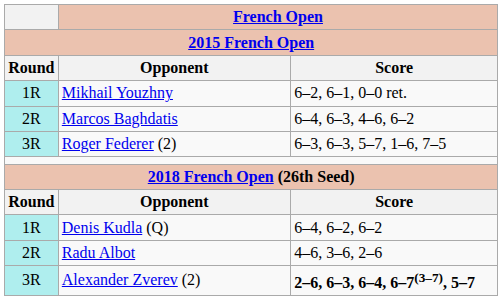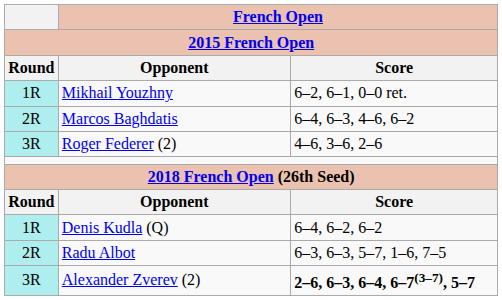(370, 144) 6–3, 6–3, 5–7, 1–6, 7–5 -> (338, 144) 4–6, 3–6, 2–6
(338, 252) 4–6, 3–6, 2–6 -> (370, 252) 6–3, 6–3, 5–7, 1–6, 7–5
